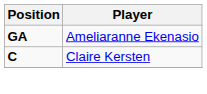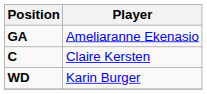+ row: (19, 78)
